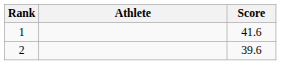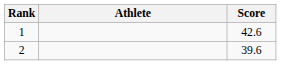(251, 32) 41.6 -> (251, 32) 42.6
